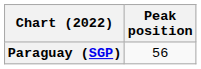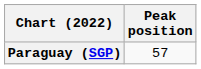(160, 53) 56 -> (160, 53) 57
